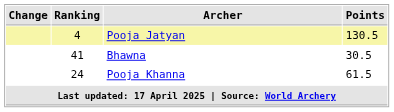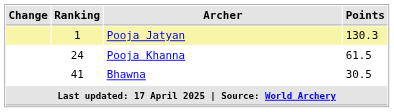(77, 36) 4 -> (77, 36) 1
(362, 36) 130.5 -> (362, 36) 130.3
rows swapped: (146, 75) <-> (126, 55)
